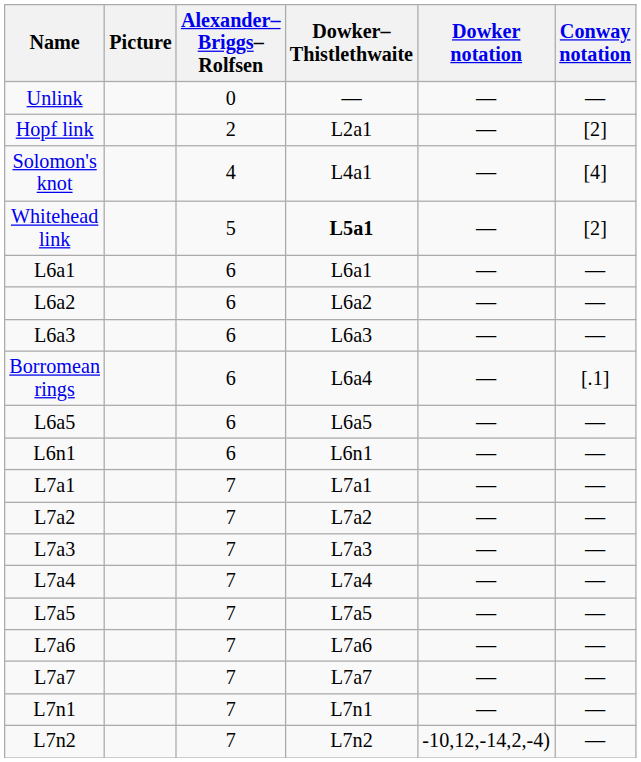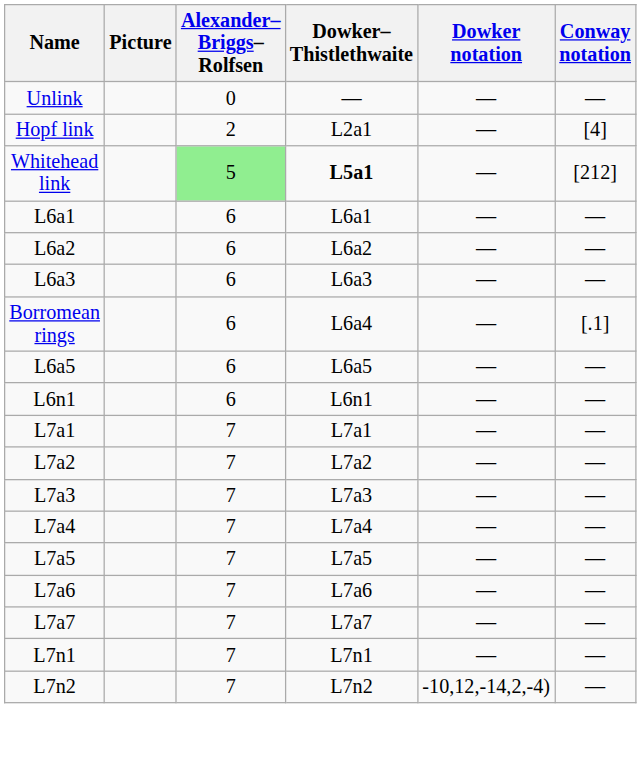(595, 129) [2] -> (595, 129) [4]
- row: (55, 173)
(231, 227) no background -> (231, 173) lightgreen background
(595, 227) [2] -> (595, 173) [212]
